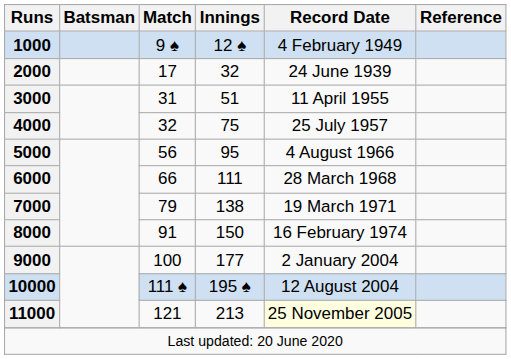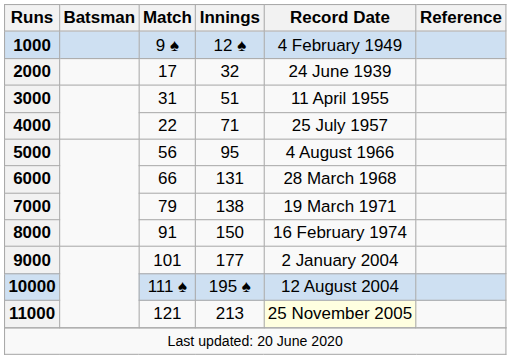(167, 125) 32 -> (167, 125) 22
(230, 125) 75 -> (230, 125) 71
(230, 179) 111 -> (230, 179) 131
(167, 260) 100 -> (167, 260) 101
